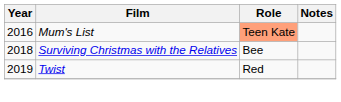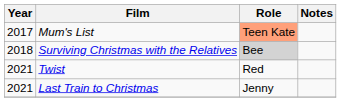(20, 32) 2016 -> (20, 32) 2017
(253, 50) no background -> (253, 50) lightgrey background
(20, 69) 2019 -> (20, 69) 2021
+ row: (98, 87)
